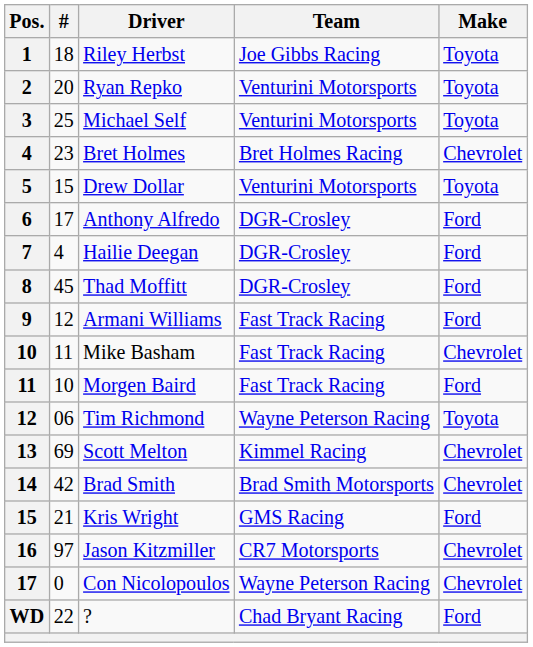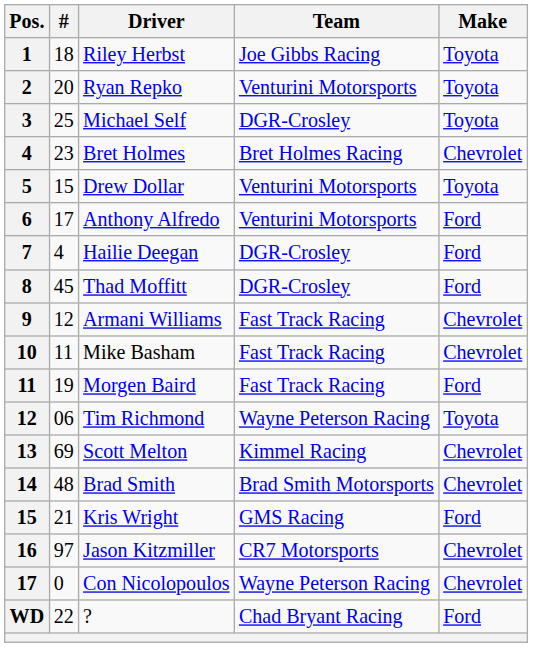(328, 120) Venturini Motorsports -> (295, 120) DGR-Crosley
(295, 219) DGR-Crosley -> (328, 219) Venturini Motorsports
(462, 318) Ford -> (483, 318) Chevrolet
(64, 385) 10 -> (64, 385) 19
(64, 484) 42 -> (64, 484) 48
